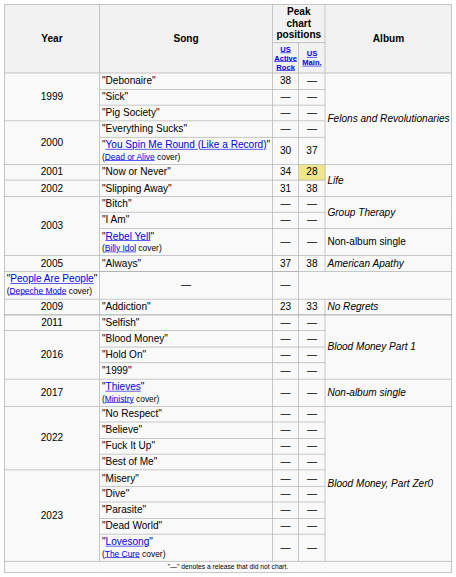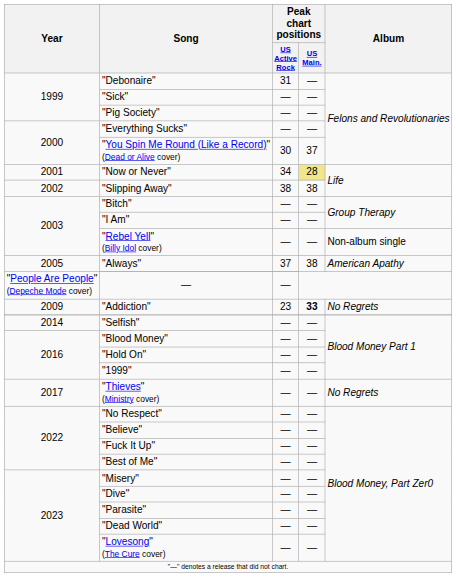(286, 81) 38 -> (286, 81) 31
(286, 188) 31 -> (286, 188) 38
(312, 307) normal -> (312, 307) bold
(52, 323) 2011 -> (52, 323) 2014
(367, 392) Non-album single -> (353, 392) No Regrets
